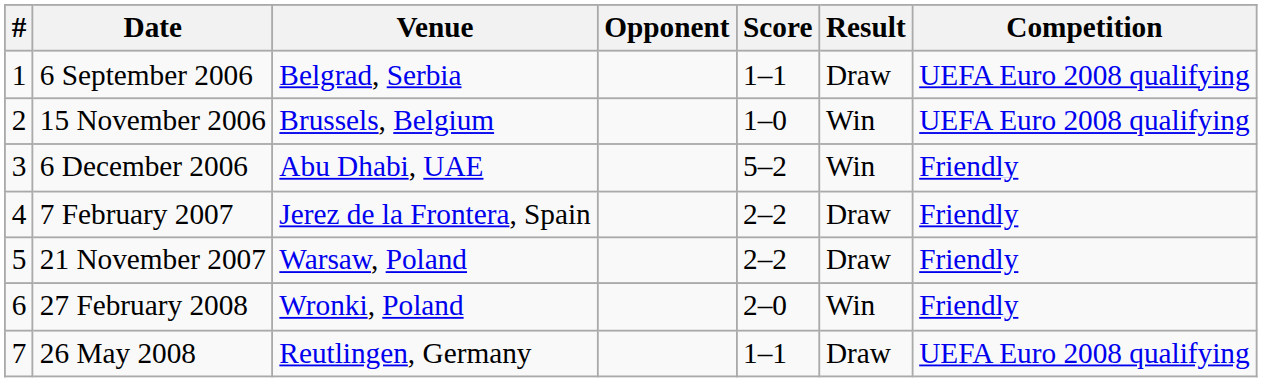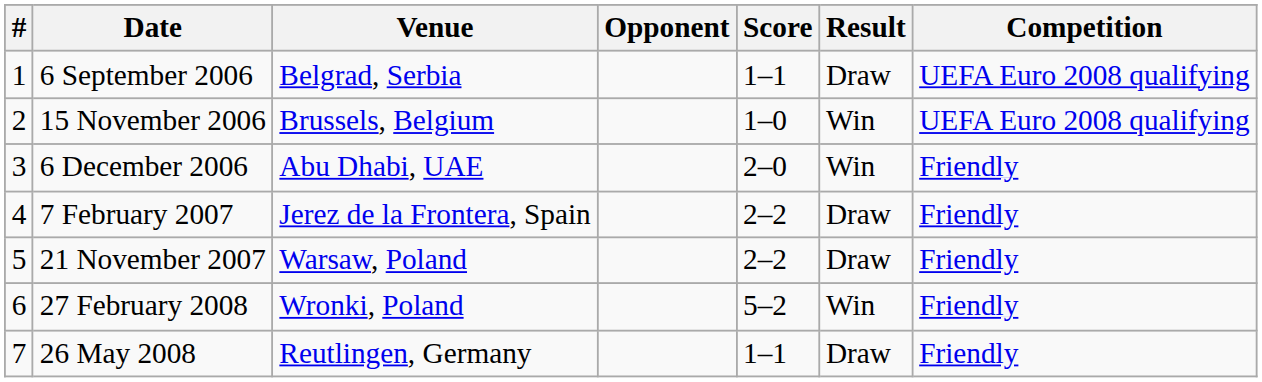(765, 167) 5–2 -> (765, 167) 2–0
(765, 306) 2–0 -> (765, 306) 5–2
(1084, 352) UEFA Euro 2008 qualifying -> (969, 352) Friendly
